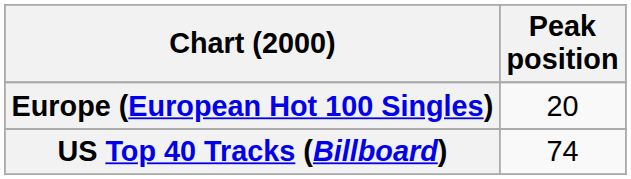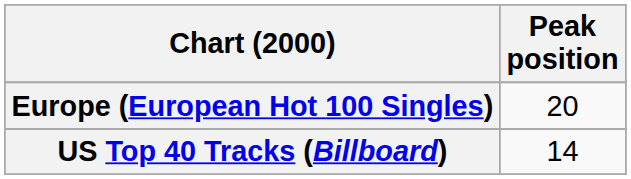(562, 151) 74 -> (562, 151) 14
